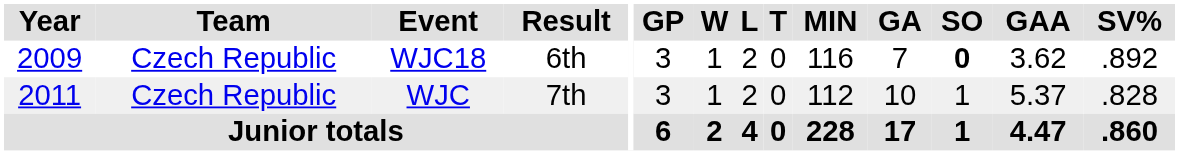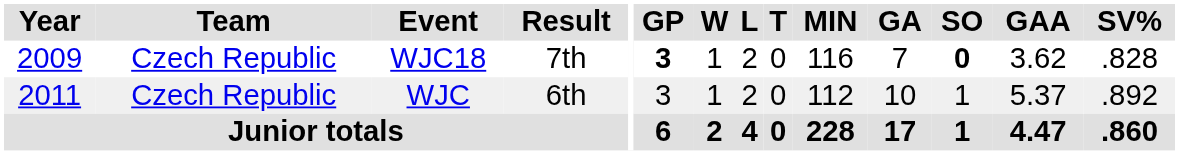(566, 58) 6th -> (566, 58) 7th
(663, 58) normal -> (663, 58) bold
(1129, 58) .892 -> (1129, 58) .828
(566, 95) 7th -> (566, 95) 6th
(1129, 95) .828 -> (1129, 95) .892
